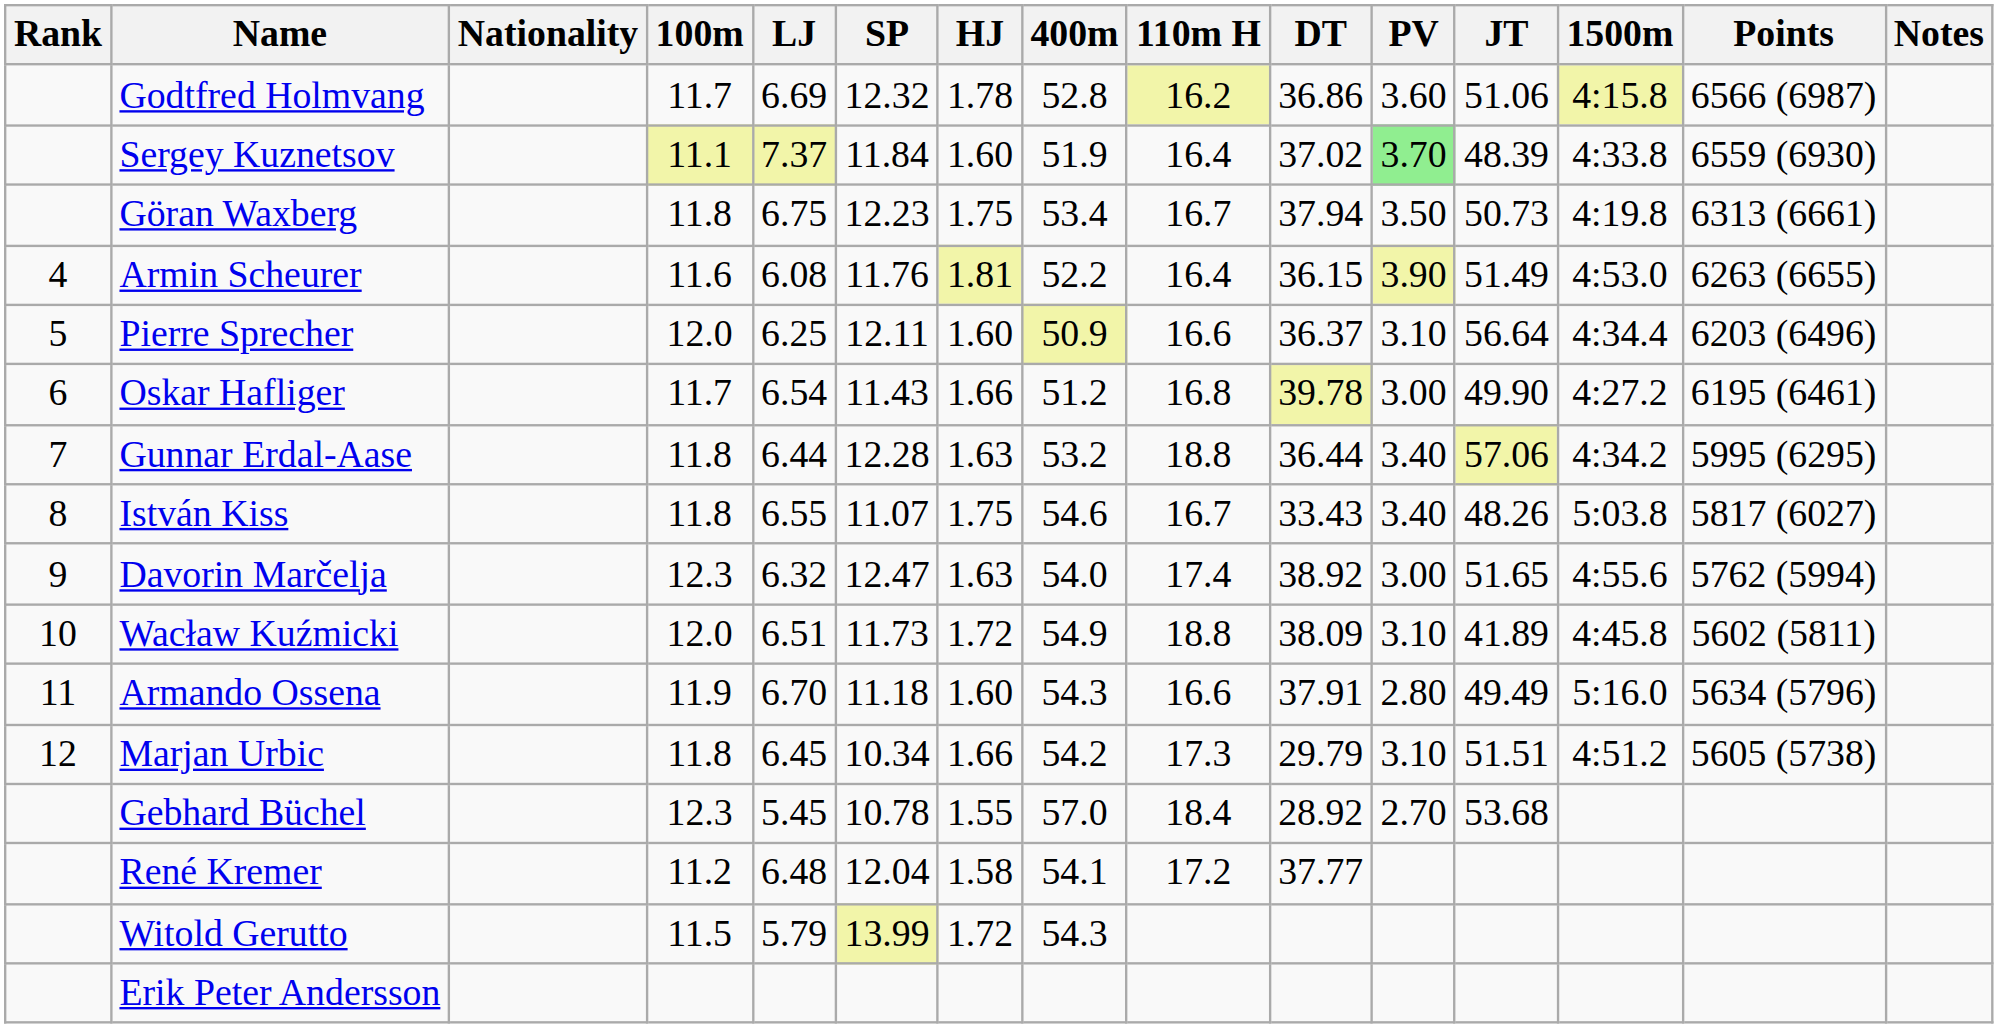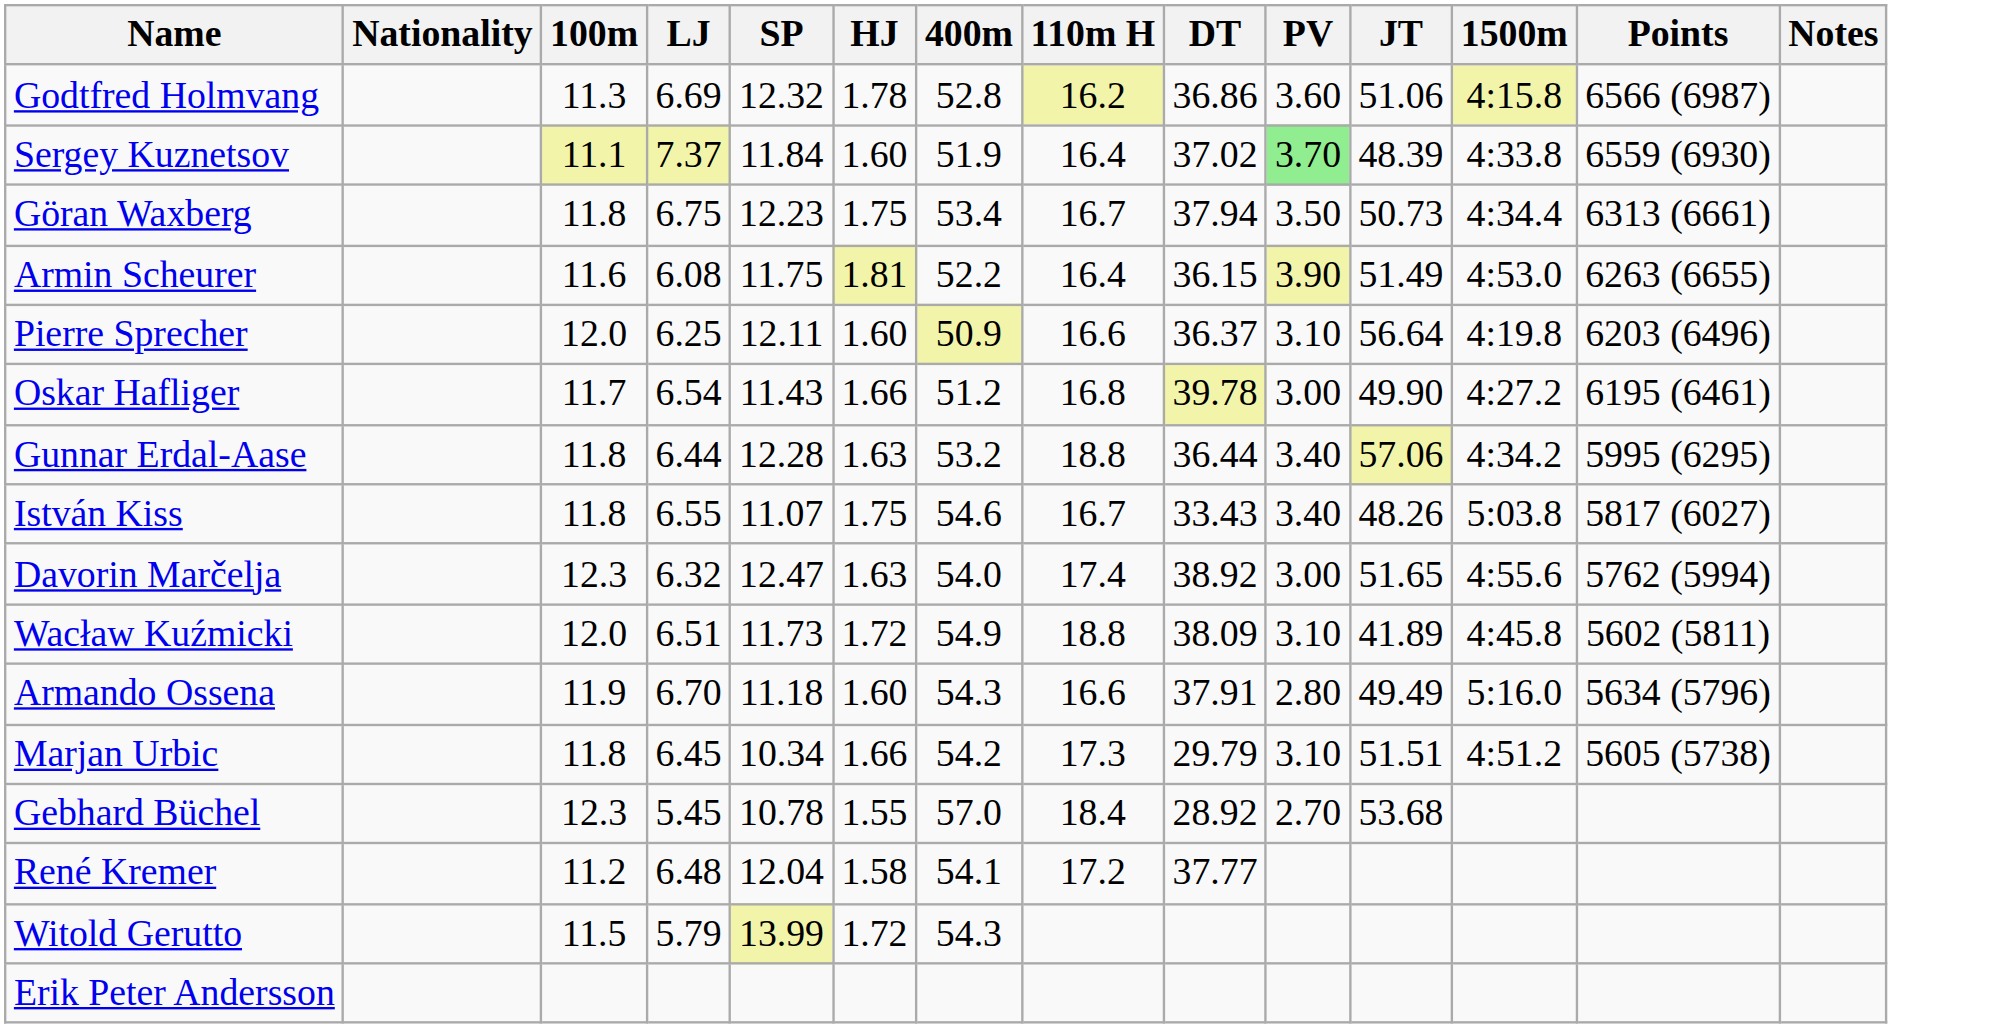- column: (58, 34)
(700, 94) 11.7 -> (594, 94) 11.3
(1620, 214) 4:19.8 -> (1514, 214) 4:34.4
(887, 273) 11.76 -> (782, 273) 11.75
(1620, 333) 4:34.4 -> (1514, 333) 4:19.8
